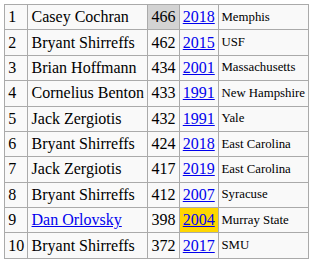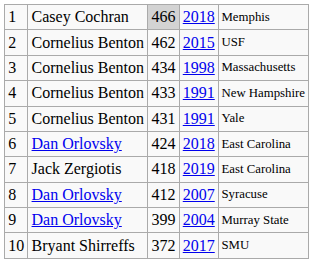(83, 42) Bryant Shirreffs -> (88, 42) Cornelius Benton
(84, 67) Brian Hoffmann -> (88, 67) Cornelius Benton
(199, 67) 2001 -> (199, 67) 1998
(77, 118) Jack Zergiotis -> (88, 118) Cornelius Benton
(163, 118) 432 -> (163, 118) 431
(83, 144) Bryant Shirreffs -> (77, 144) Dan Orlovsky
(163, 169) 417 -> (163, 169) 418
(83, 194) Bryant Shirreffs -> (77, 194) Dan Orlovsky
(163, 220) 398 -> (163, 220) 399
(199, 220) gold background -> (199, 220) no background
